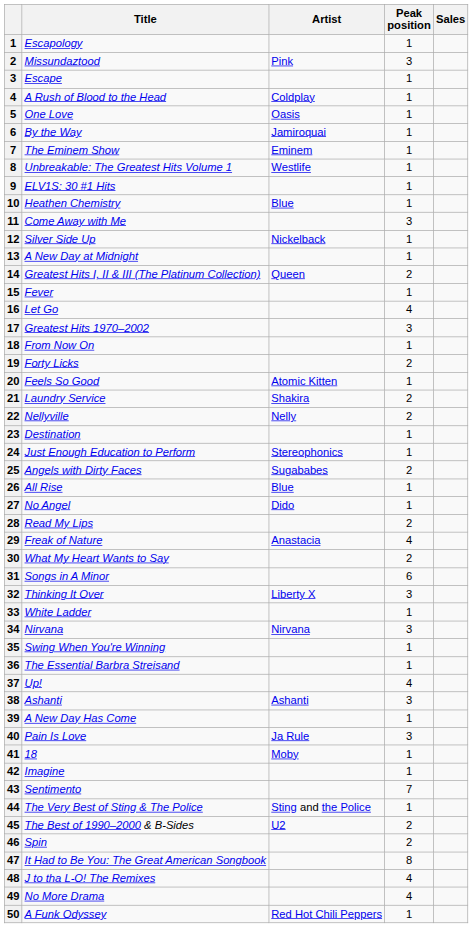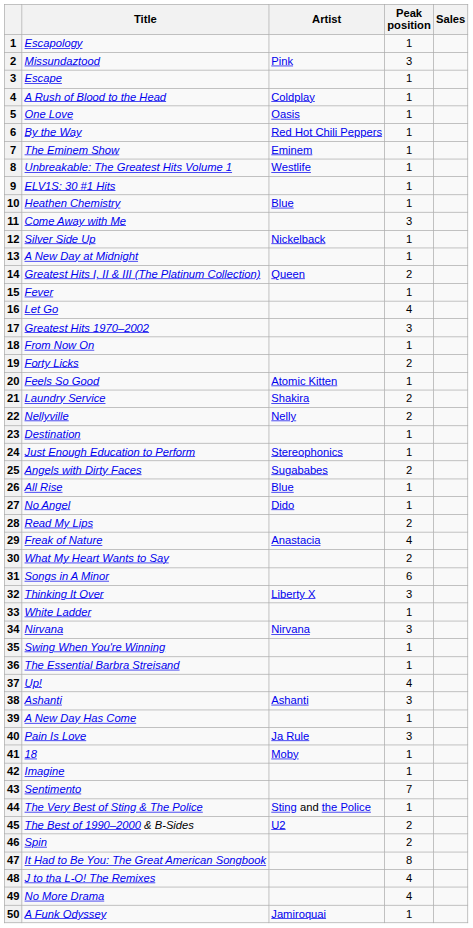(299, 132) Jamiroquai -> (327, 132) Red Hot Chili Peppers
(327, 914) Red Hot Chili Peppers -> (299, 914) Jamiroquai
